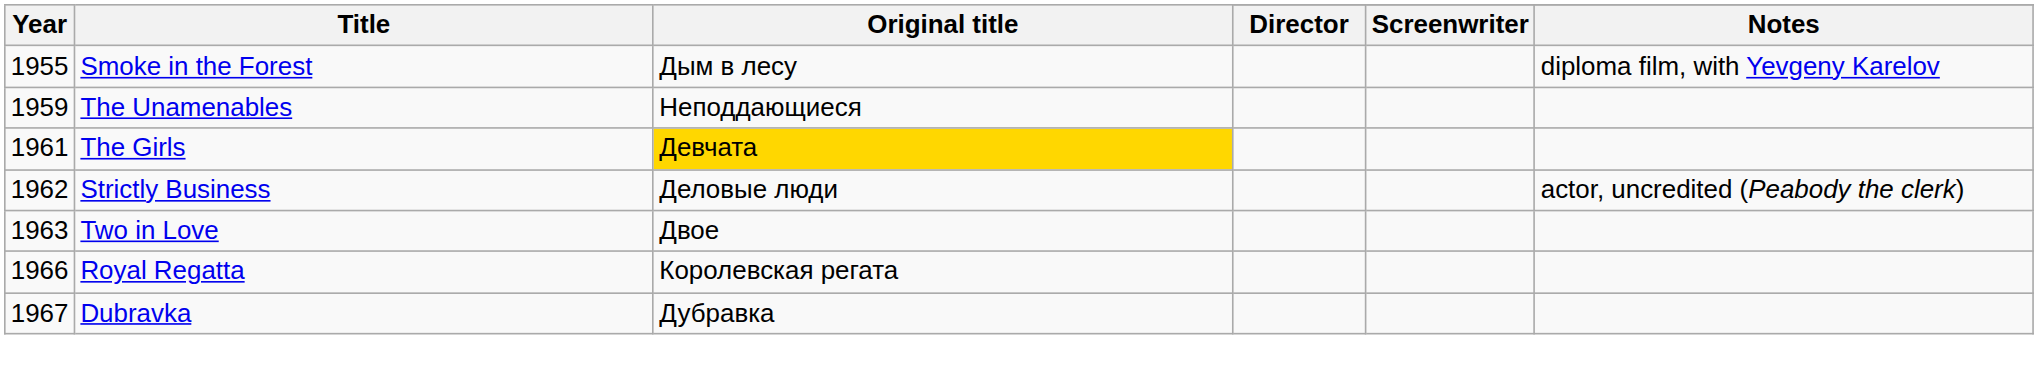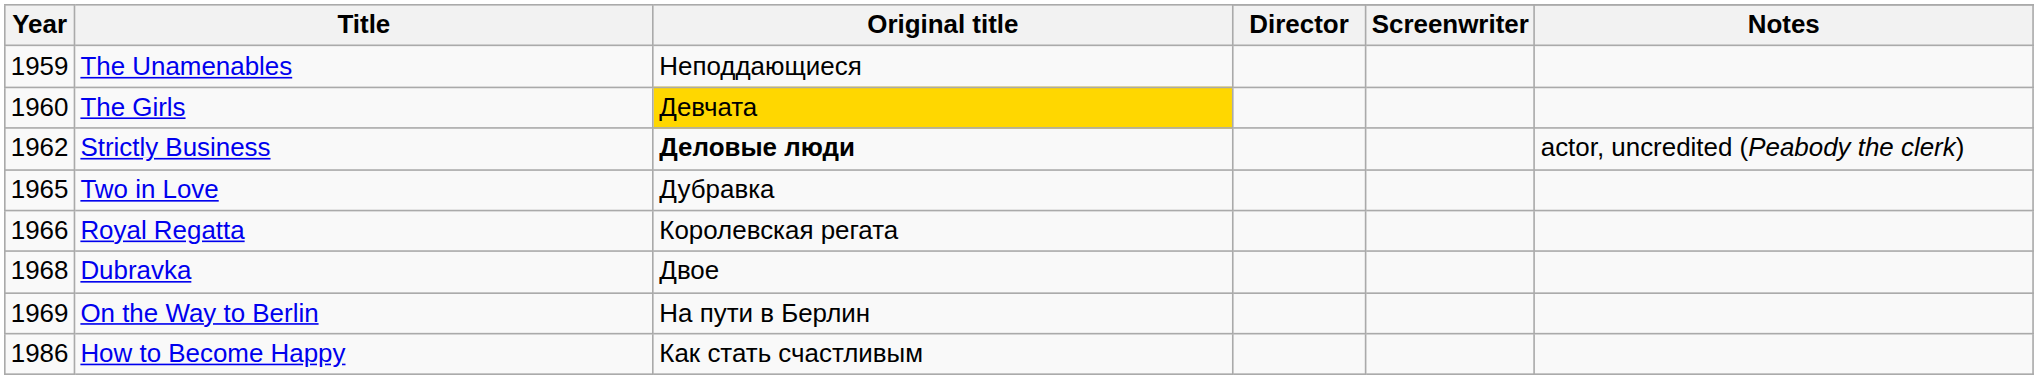- row: (196, 66)
(40, 148) 1961 -> (40, 107) 1960
(749, 189) normal -> (757, 148) bold
(40, 230) 1963 -> (40, 189) 1965
(689, 230) Двое -> (717, 189) Дубравка
(40, 312) 1967 -> (40, 271) 1968
(717, 312) Дубравка -> (689, 271) Двое
+ row: (199, 312)
+ row: (213, 353)
